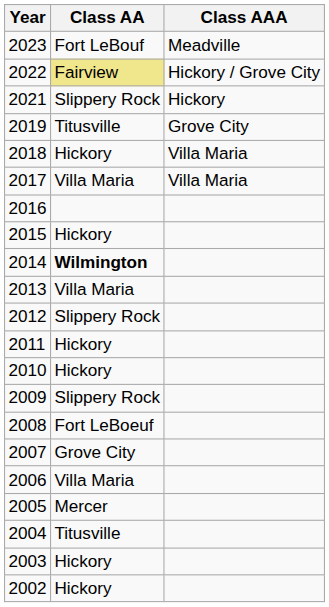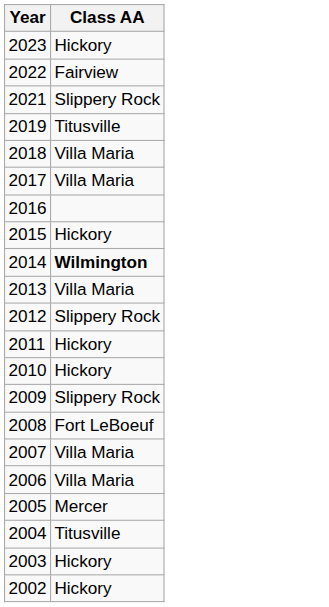- column: (244, 18)
(99, 45) Fort LeBouf -> (83, 45) Hickory
(86, 72) khaki background -> (86, 72) no background
(83, 153) Hickory -> (94, 153) Villa Maria
(95, 452) Grove City -> (94, 452) Villa Maria
